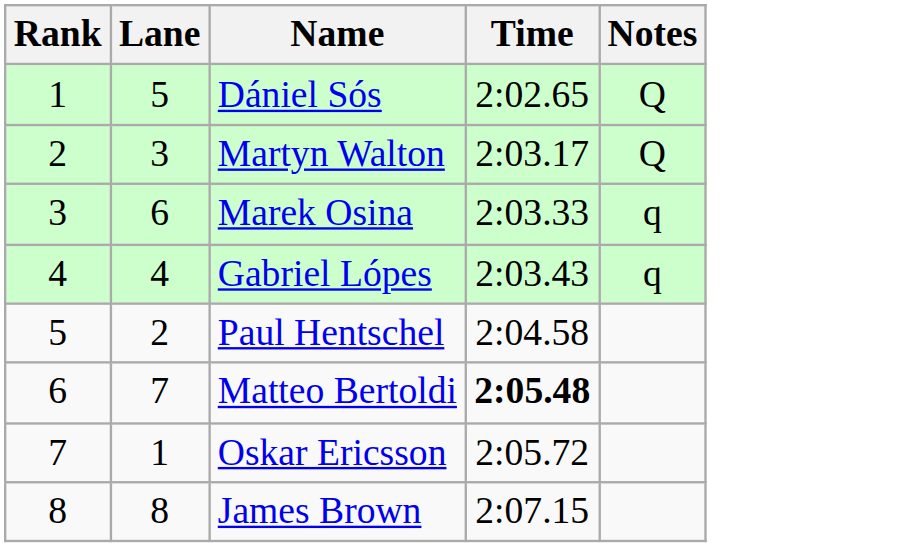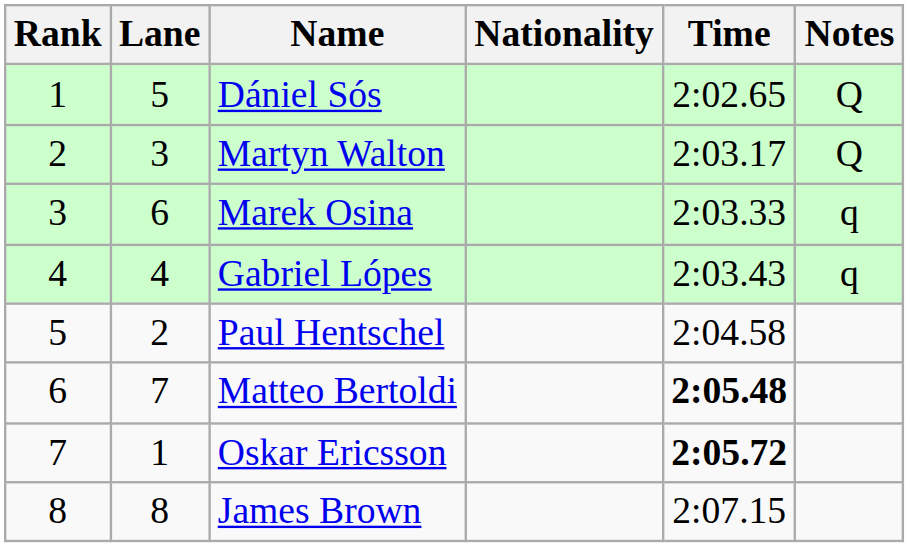+ column: (564, 34)
(532, 451) normal -> (729, 451) bold
